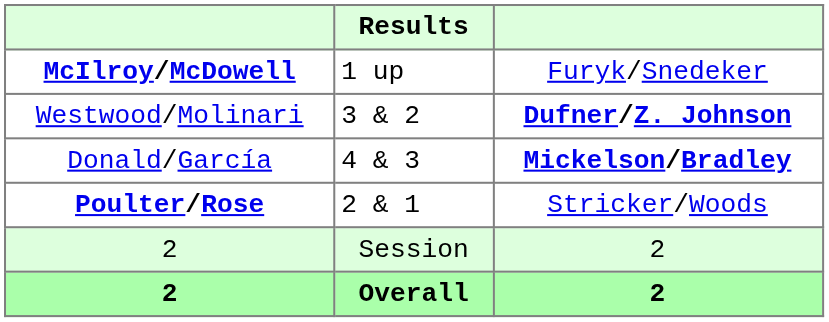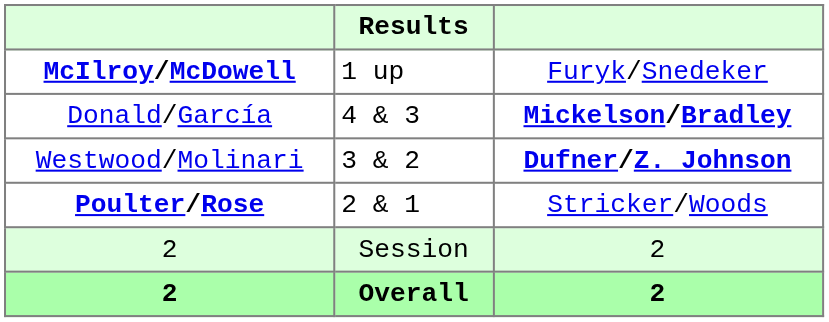rows swapped: (170, 161) <-> (170, 116)
